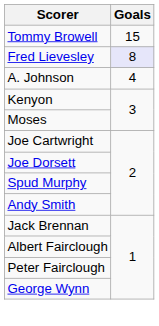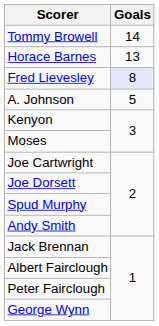(132, 36) 15 -> (132, 36) 14
+ row: (52, 57)
(132, 78) 4 -> (132, 99) 5
